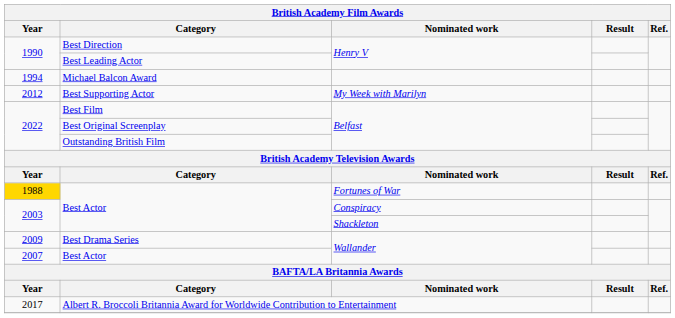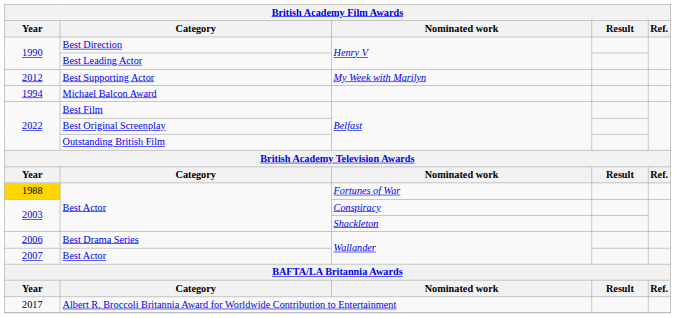rows swapped: (110, 77) <-> (108, 93)
(32, 239) 2009 -> (32, 239) 2006
